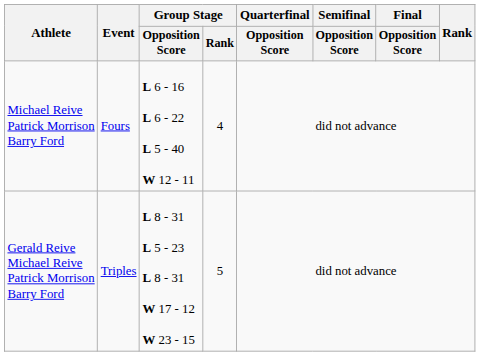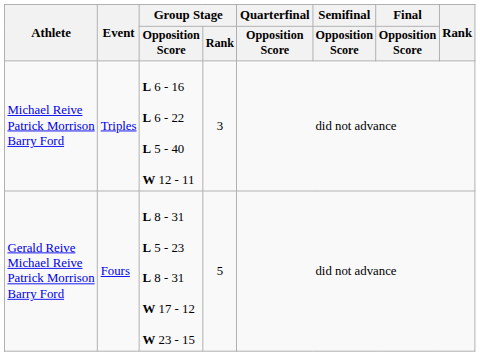(115, 125) Fours -> (119, 125) Triples
(220, 125) 4 -> (220, 125) 3
(119, 271) Triples -> (115, 271) Fours
